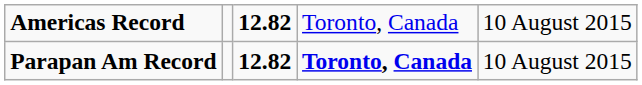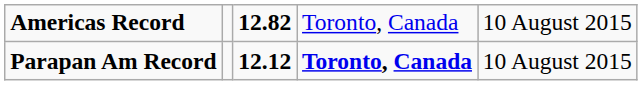(265, 60) 12.82 -> (265, 60) 12.12
